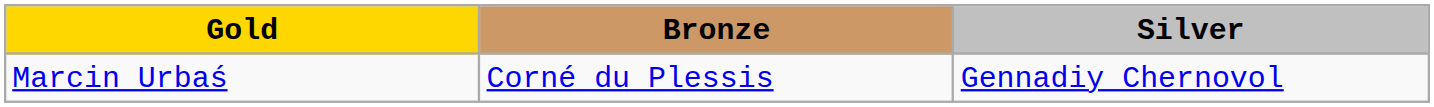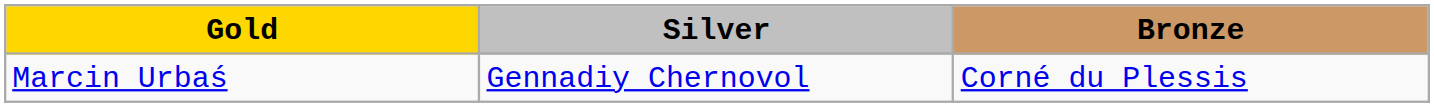columns swapped: (1191, 30) <-> (716, 30)
